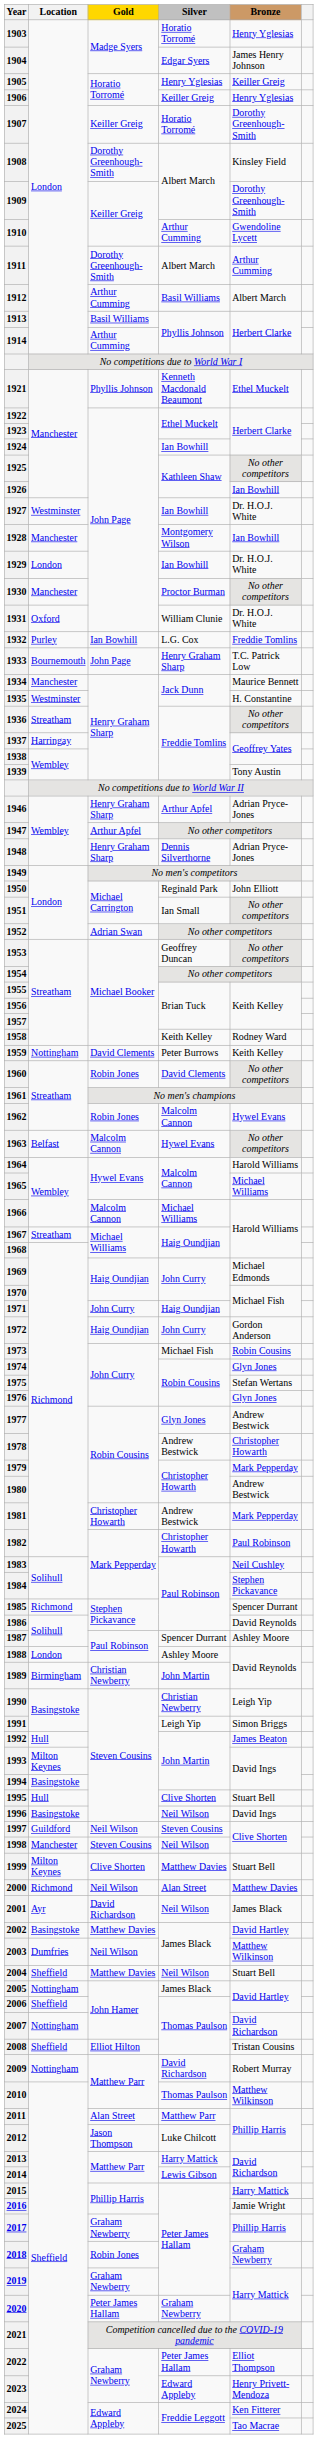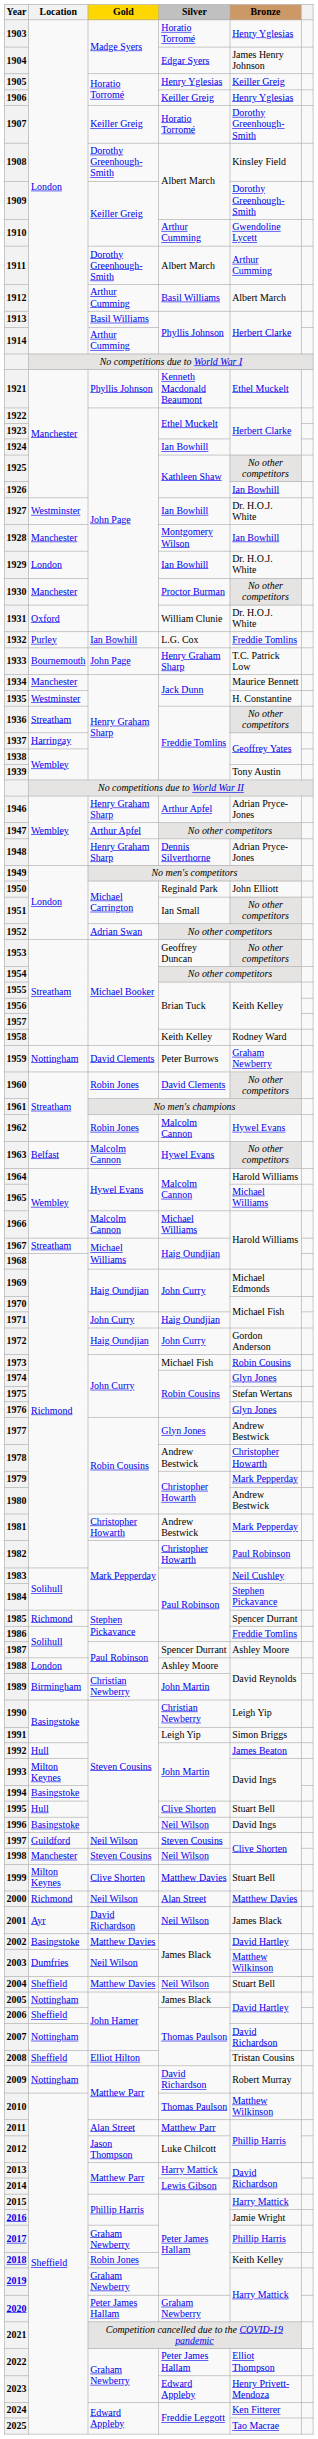(258, 1053) Keith Kelley -> (252, 1058) Graham Newberry
(264, 1622) David Reynolds -> (265, 1634) Freddie Tomlins
(252, 2254) Graham Newberry -> (258, 2260) Keith Kelley
